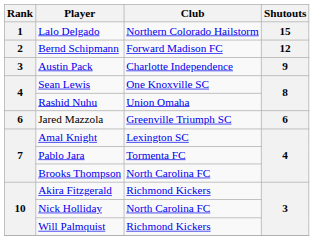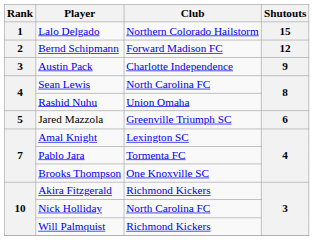(168, 84) One Knoxville SC -> (168, 84) North Carolina FC
(20, 119) 6 -> (20, 119) 5
(168, 173) North Carolina FC -> (168, 173) One Knoxville SC
